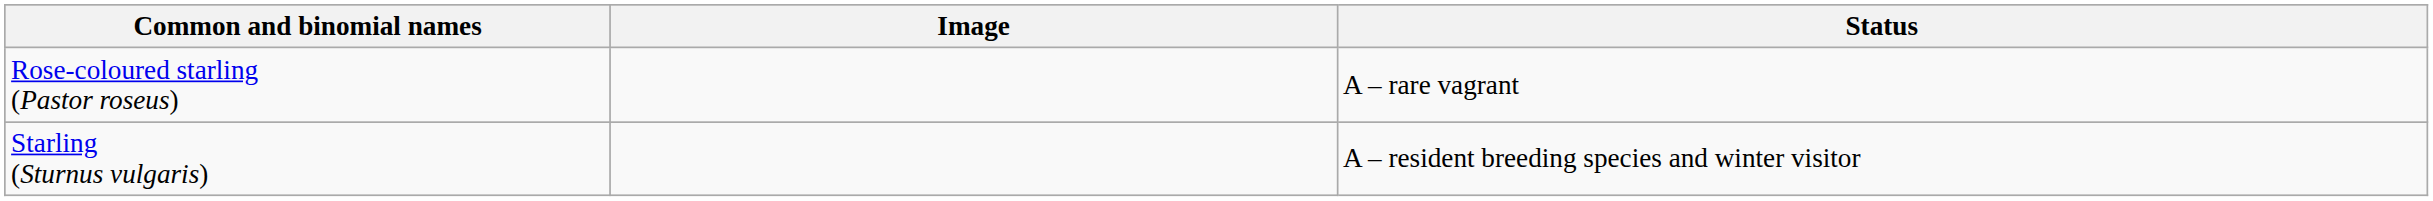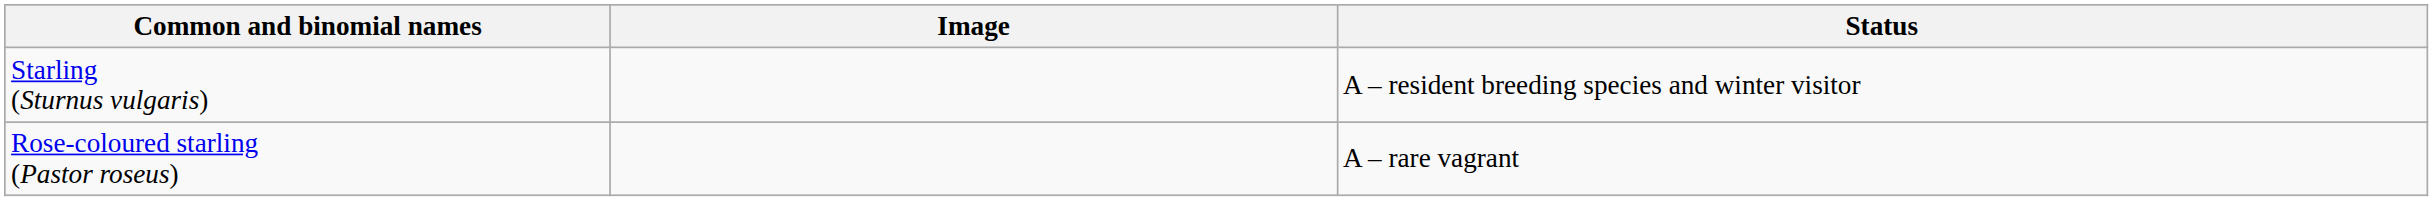rows swapped: (135, 84) <-> (110, 158)
